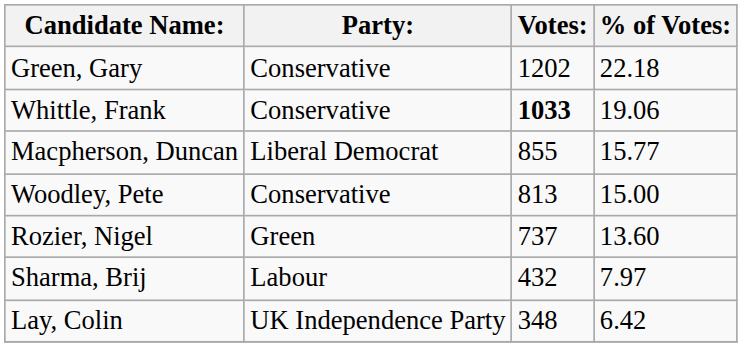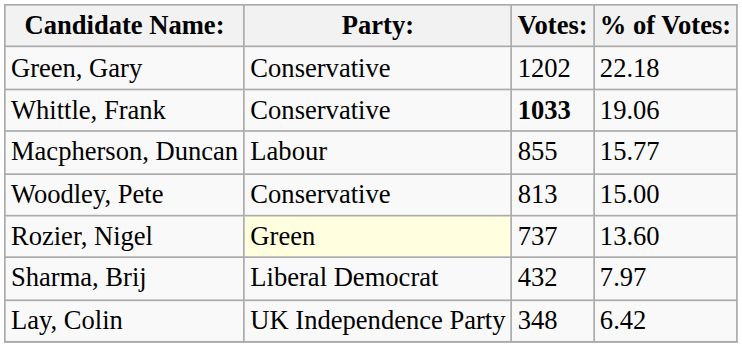(344, 151) Liberal Democrat -> (289, 151) Labour
(283, 236) no background -> (283, 236) lightyellow background
(289, 278) Labour -> (344, 278) Liberal Democrat
